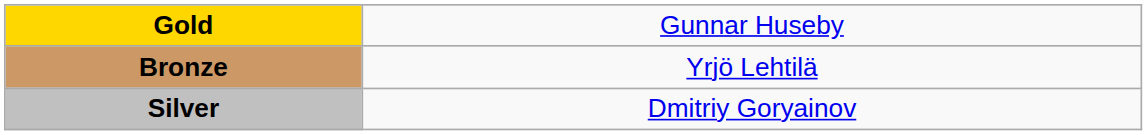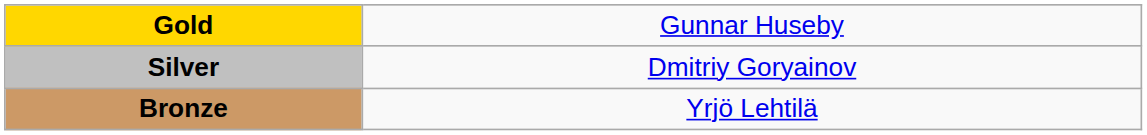rows swapped: (183, 108) <-> (183, 66)
